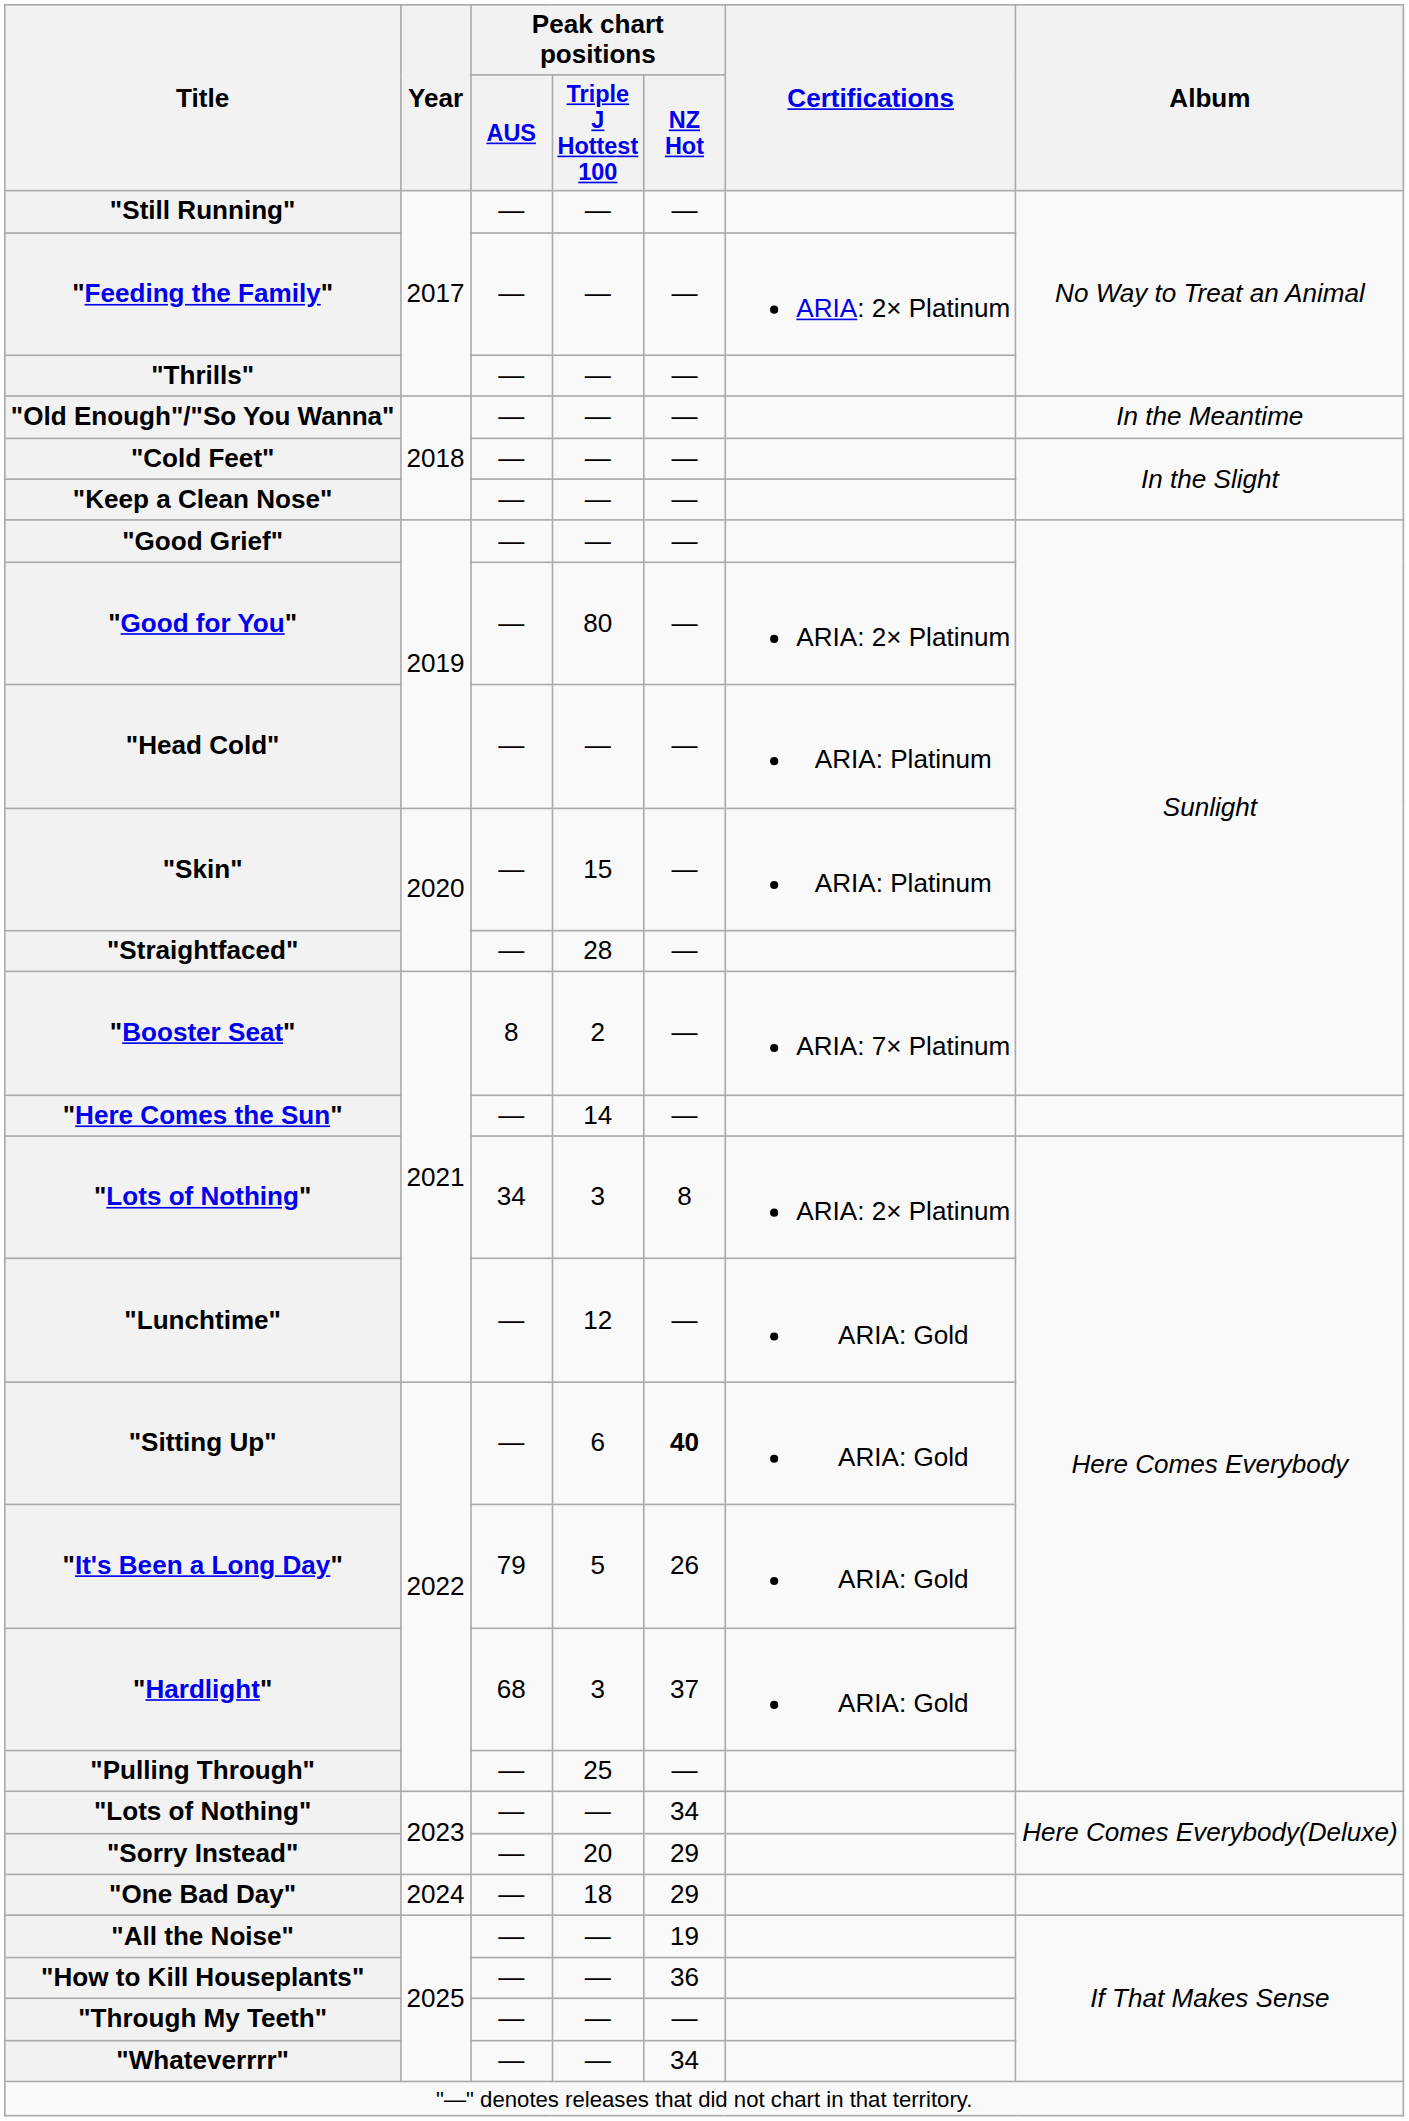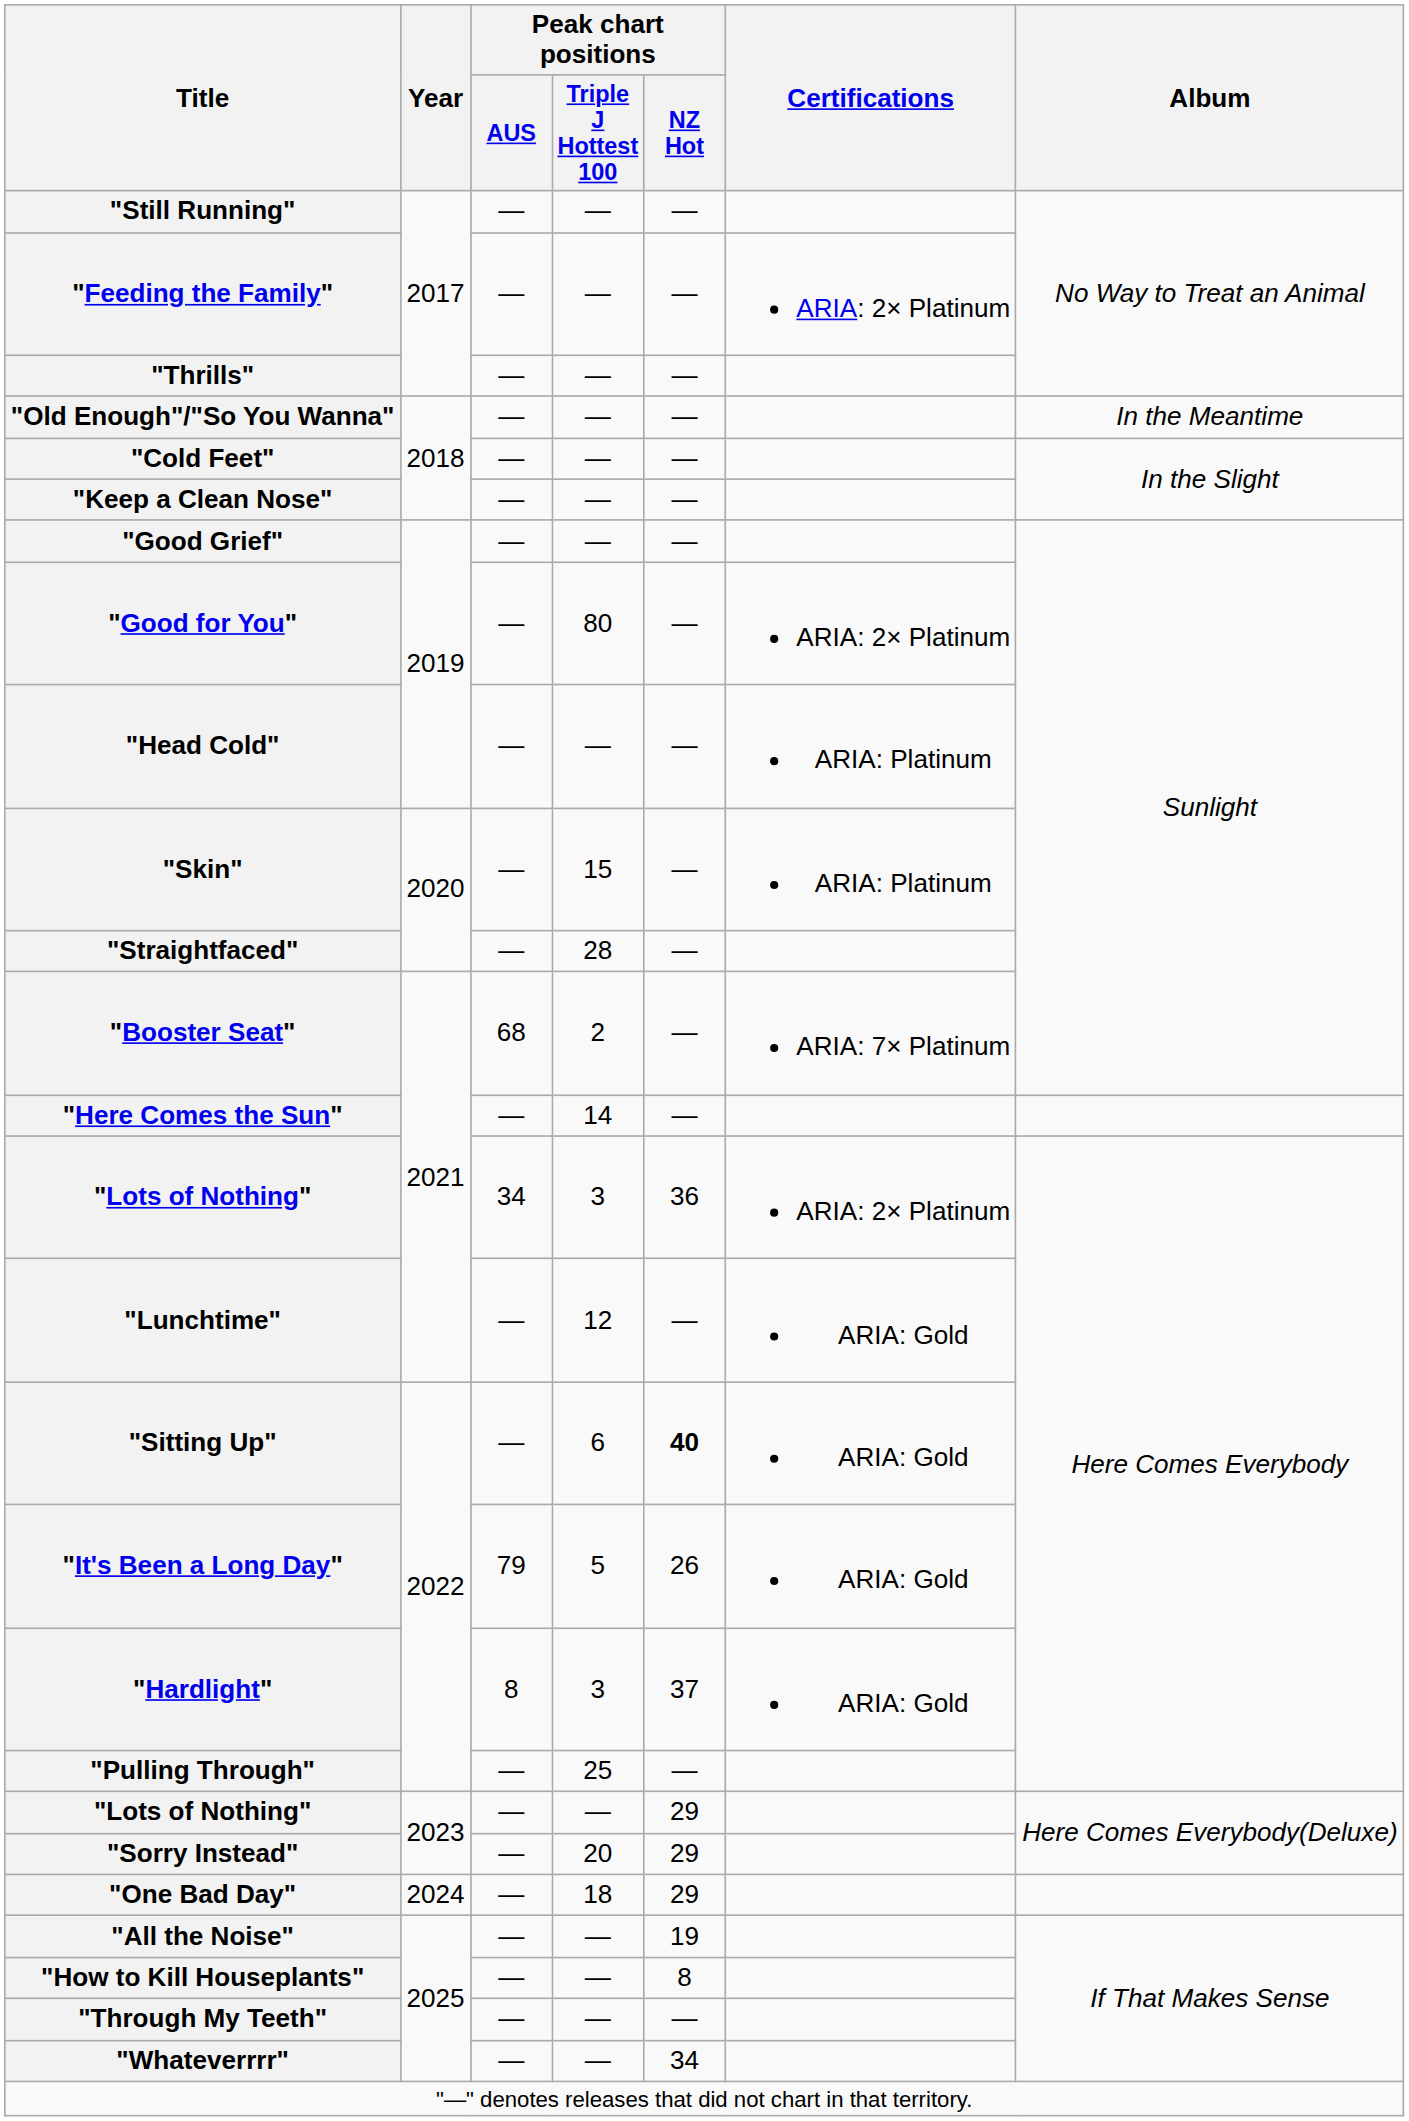(511, 1032) 8 -> (511, 1032) 68
(684, 1197) 8 -> (684, 1197) 36
(511, 1688) 68 -> (511, 1688) 8
(684, 1812) 34 -> (684, 1812) 29
(684, 1977) 36 -> (684, 1977) 8
